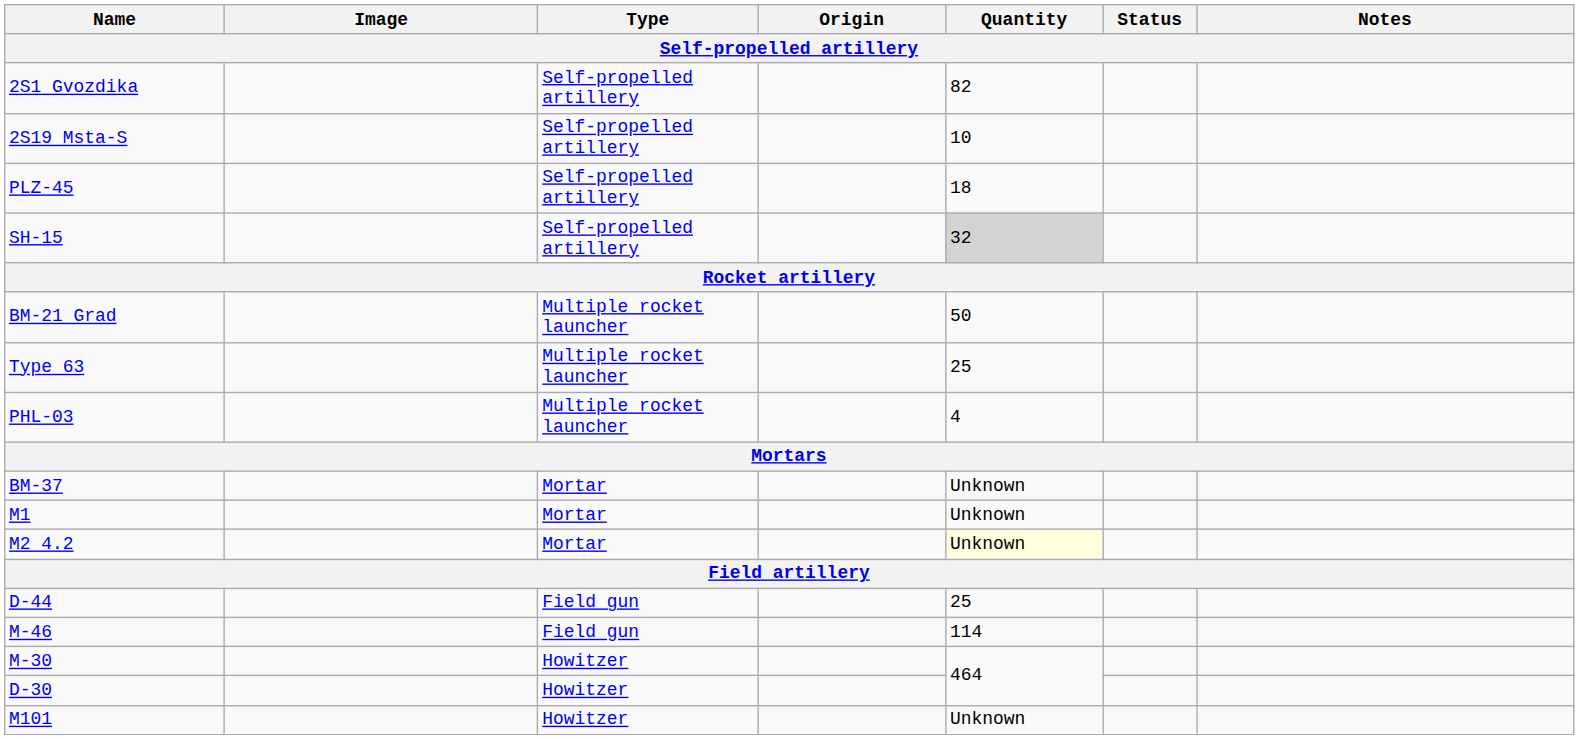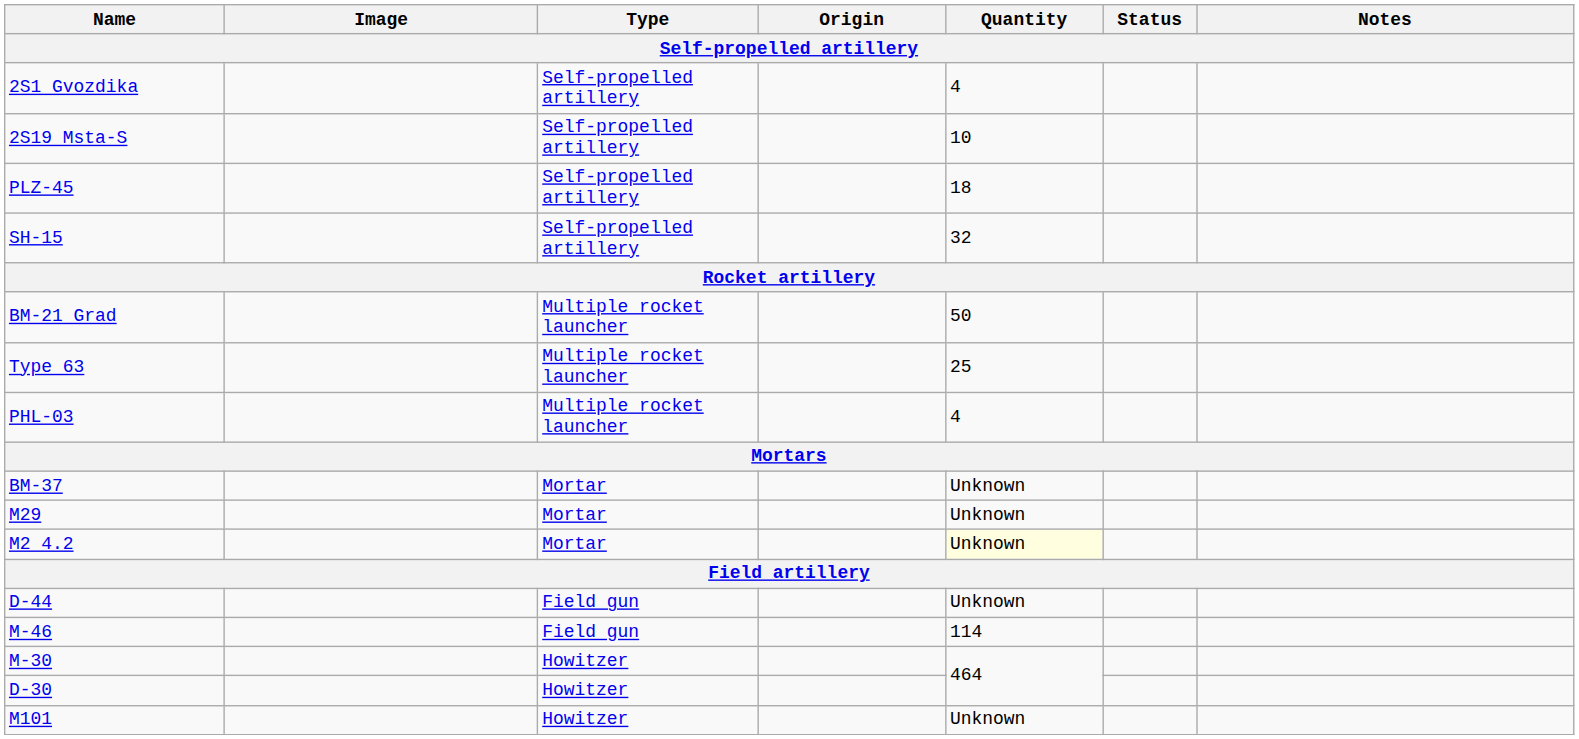(961, 88) 82 -> (955, 88) 4
(961, 238) lightgrey background -> (961, 238) no background
- row: (20, 515)
+ row: (25, 515)
(961, 603) 25 -> (988, 603) Unknown
